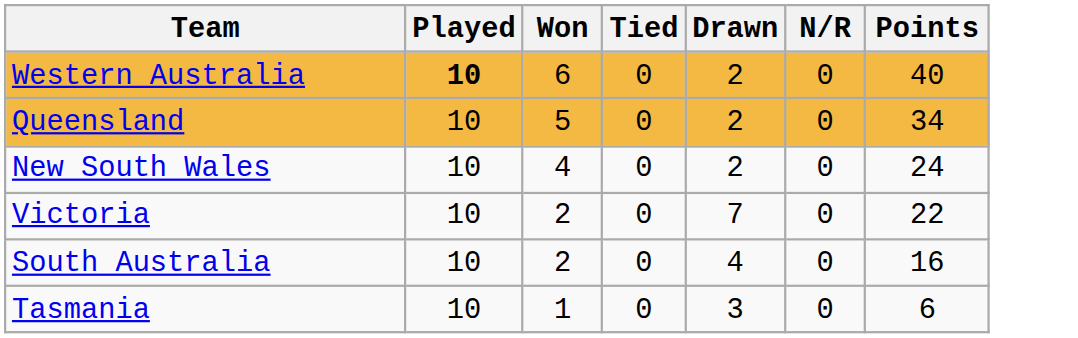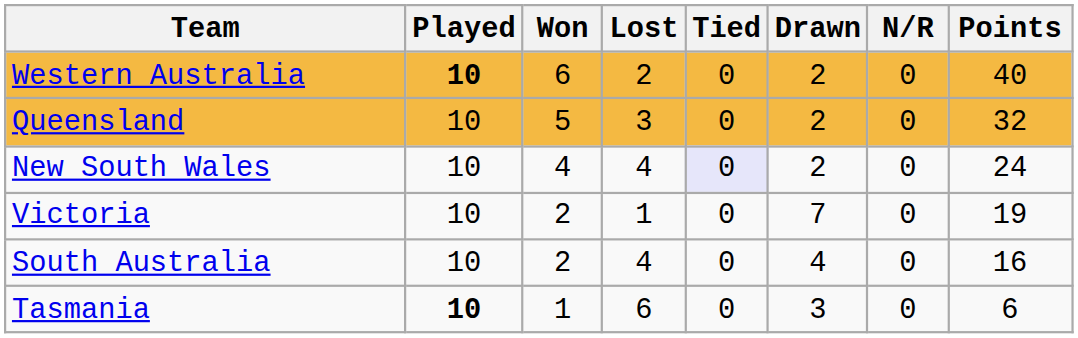+ column: (644, 29)
(927, 122) 34 -> (1010, 122) 32
(644, 169) no background -> (727, 169) lavender background
(927, 216) 22 -> (1010, 216) 19
(464, 309) normal -> (464, 309) bold
